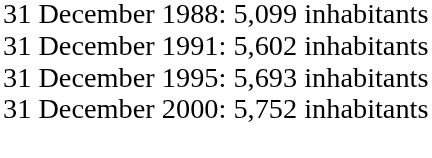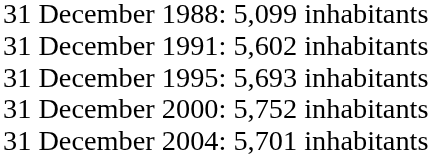+ row: (111, 140)
